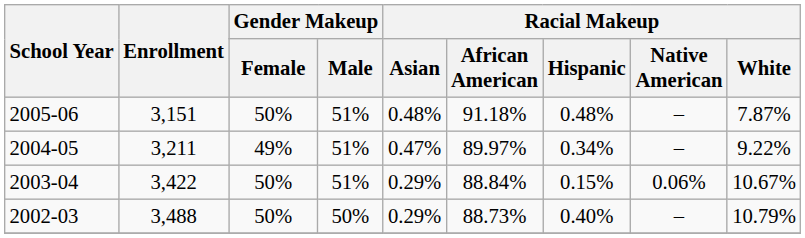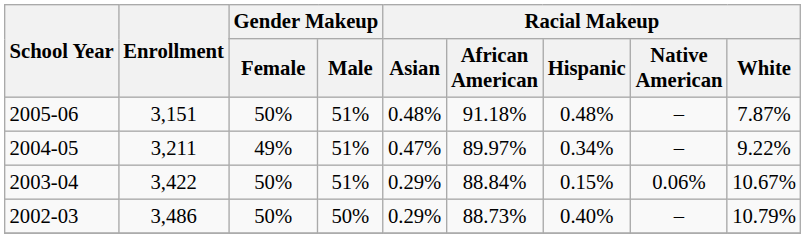(174, 216) 3,488 -> (174, 216) 3,486
